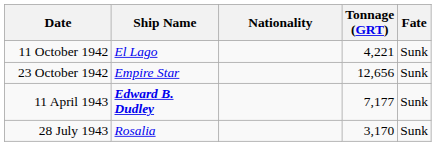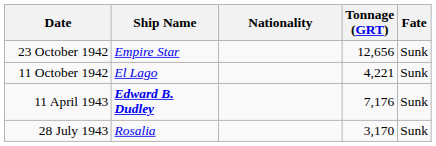rows swapped: (63, 51) <-> (63, 72)
(379, 101) 7,177 -> (379, 101) 7,176
